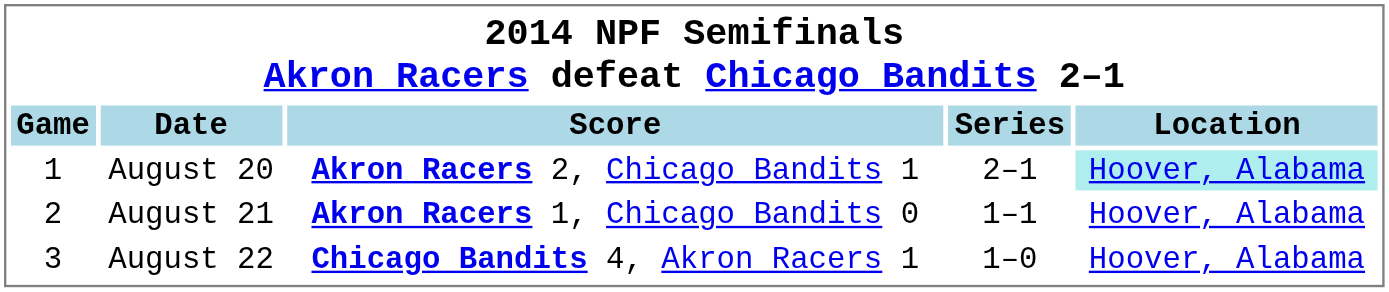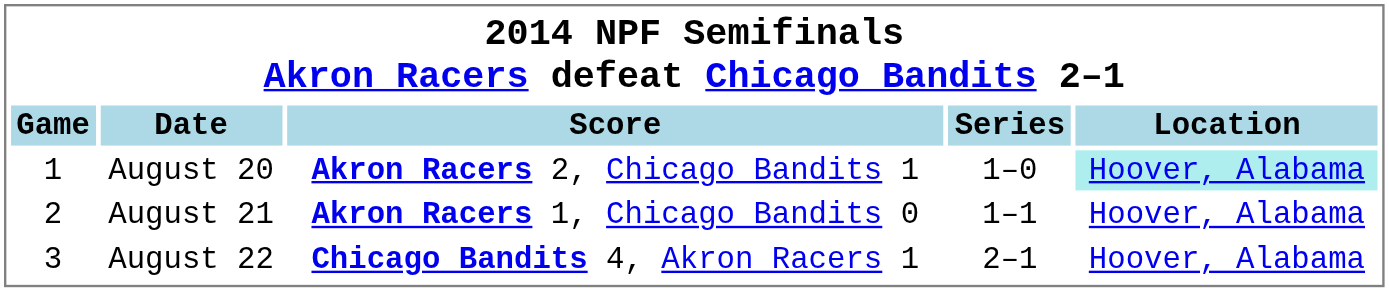(1010, 170) 2–1 -> (1010, 170) 1–0
(1010, 260) 1–0 -> (1010, 260) 2–1
